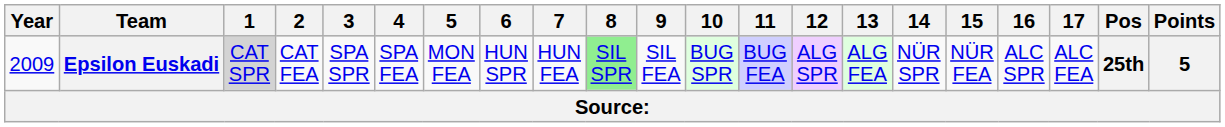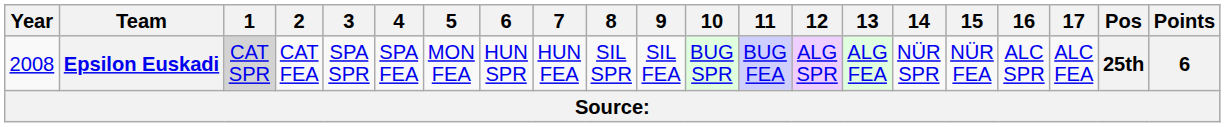(32, 63) 2009 -> (32, 63) 2008
(611, 63) lightgreen background -> (611, 63) no background
(1185, 63) 5 -> (1185, 63) 6
